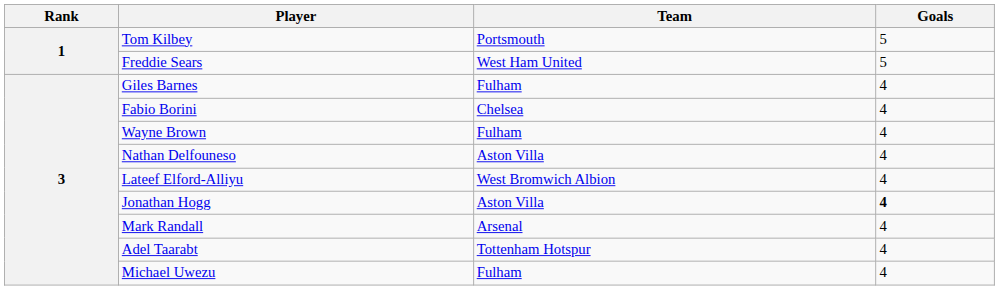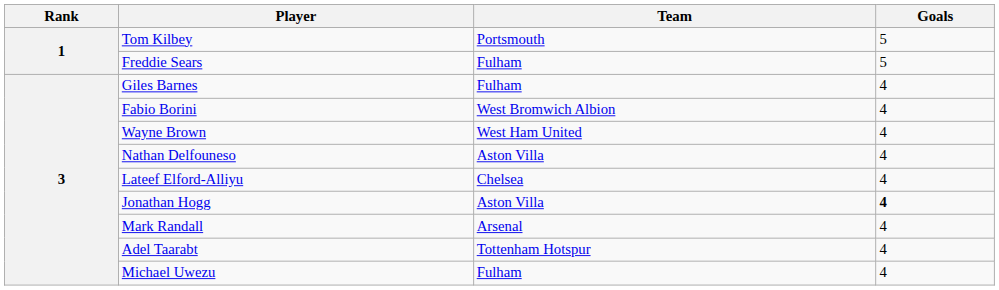(529, 62) West Ham United -> (499, 62) Fulham
(500, 109) Chelsea -> (546, 109) West Bromwich Albion
(499, 132) Fulham -> (529, 132) West Ham United
(546, 179) West Bromwich Albion -> (500, 179) Chelsea
